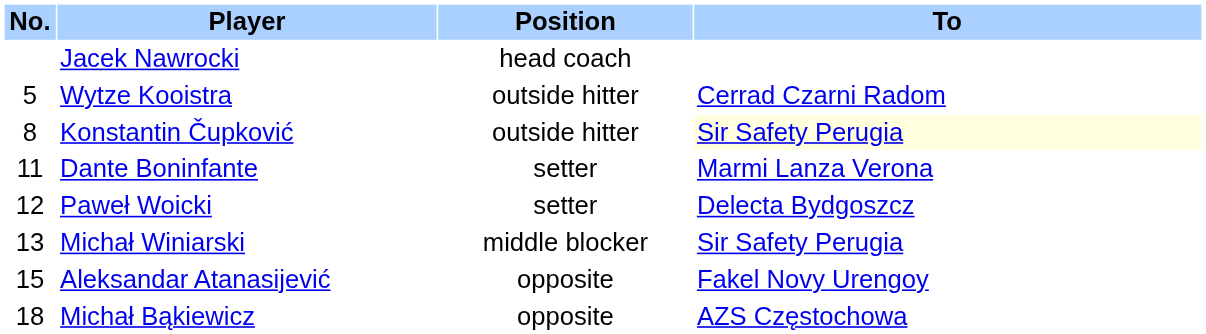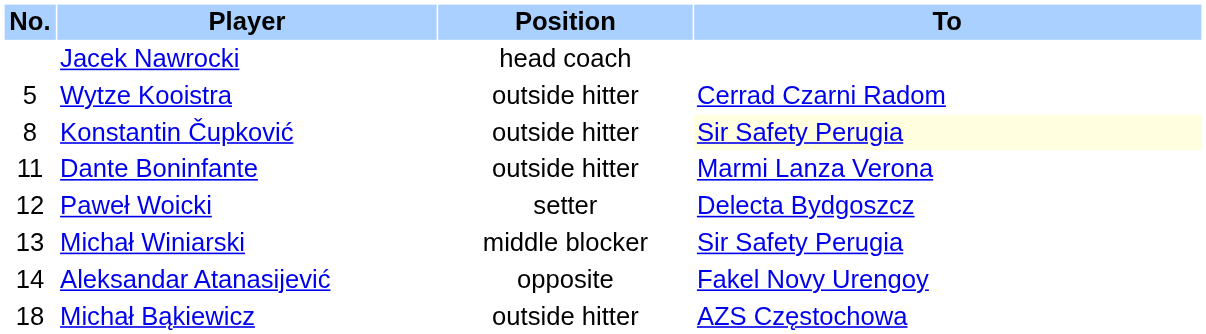(565, 169) setter -> (565, 169) outside hitter
(30, 279) 15 -> (30, 279) 14
(565, 316) opposite -> (565, 316) outside hitter
